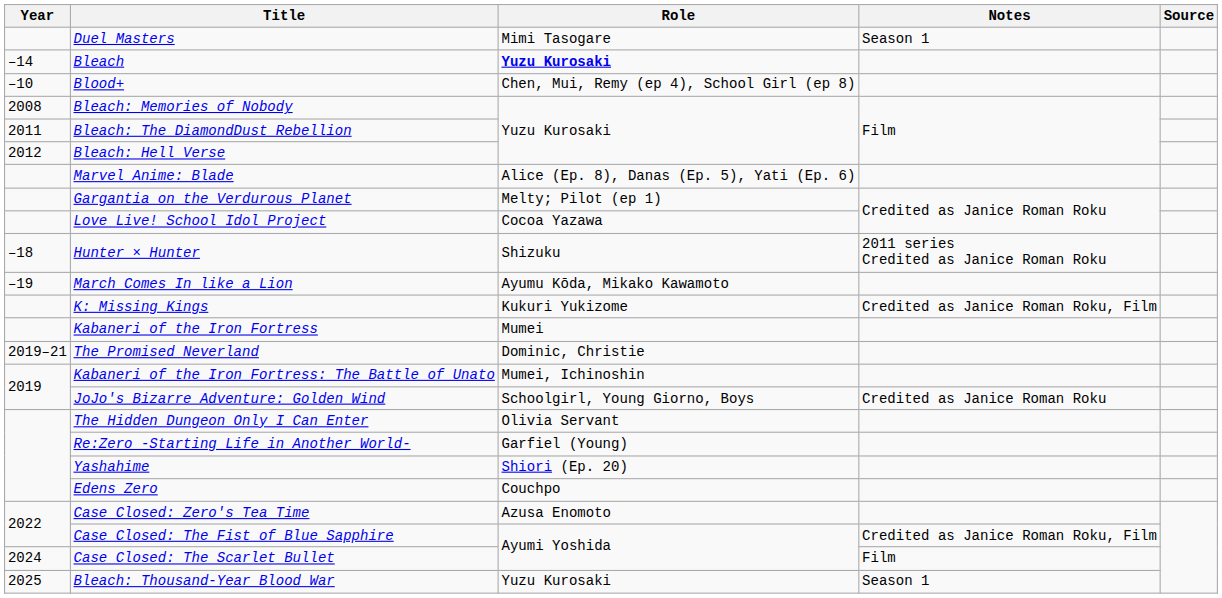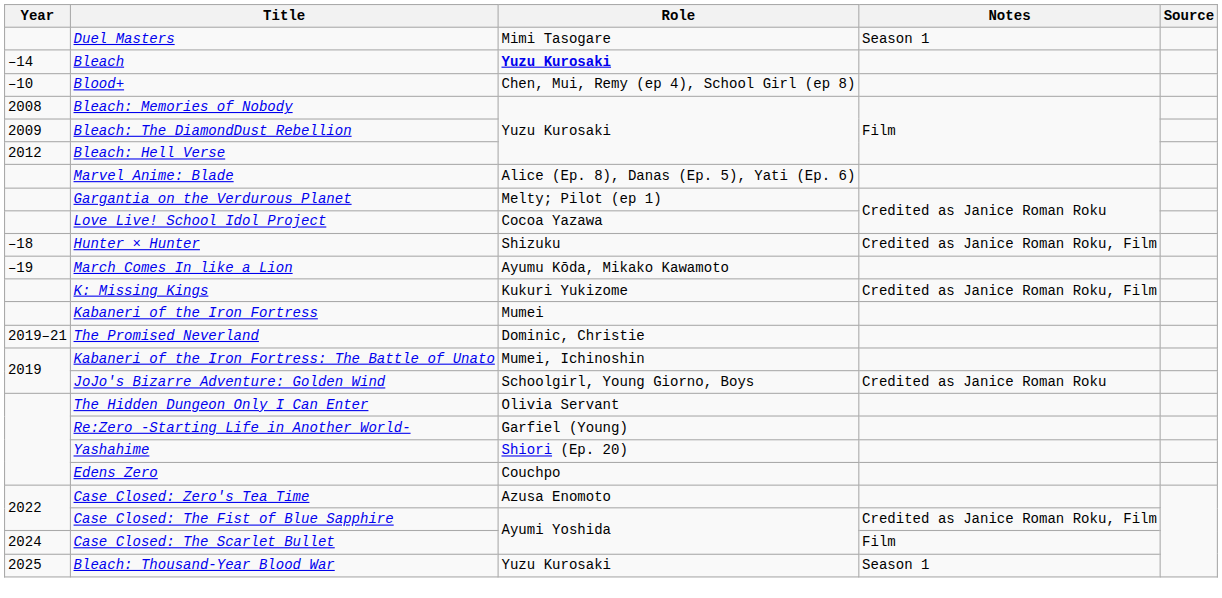(25, 130) 2011 -> (25, 130) 2009
(984, 253) 2011 series Credited as Janice Roman Roku -> (1010, 245) Credited as Janice Roman Roku, Film
